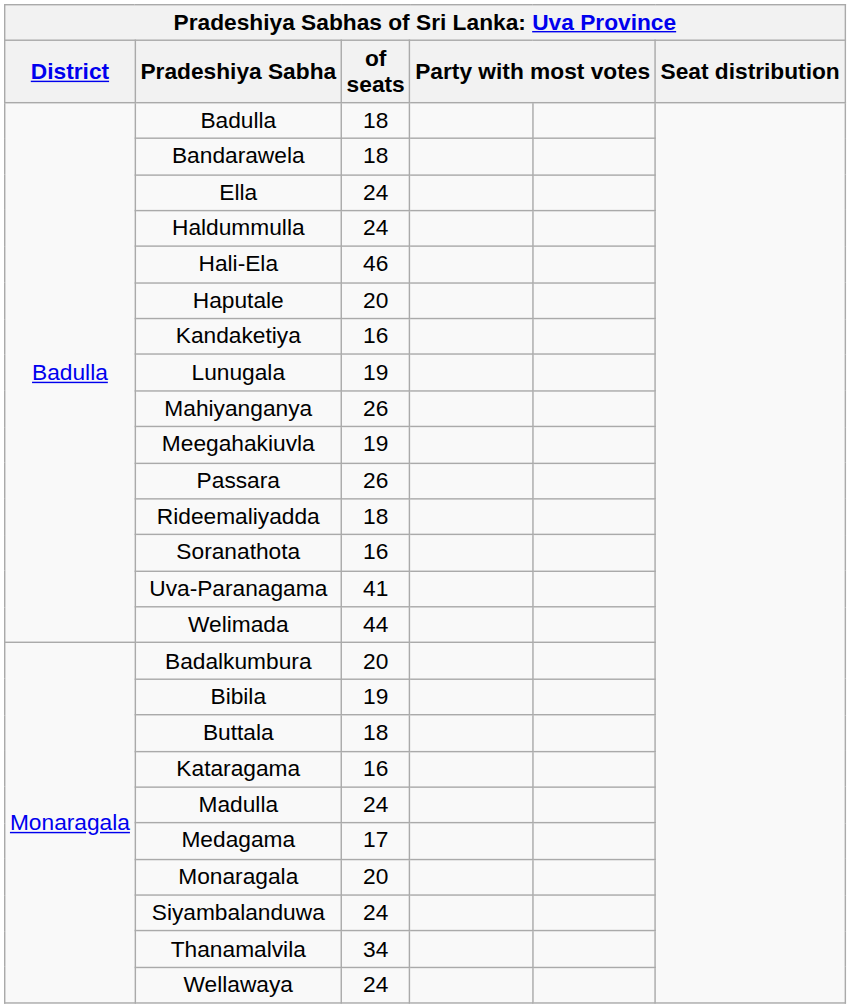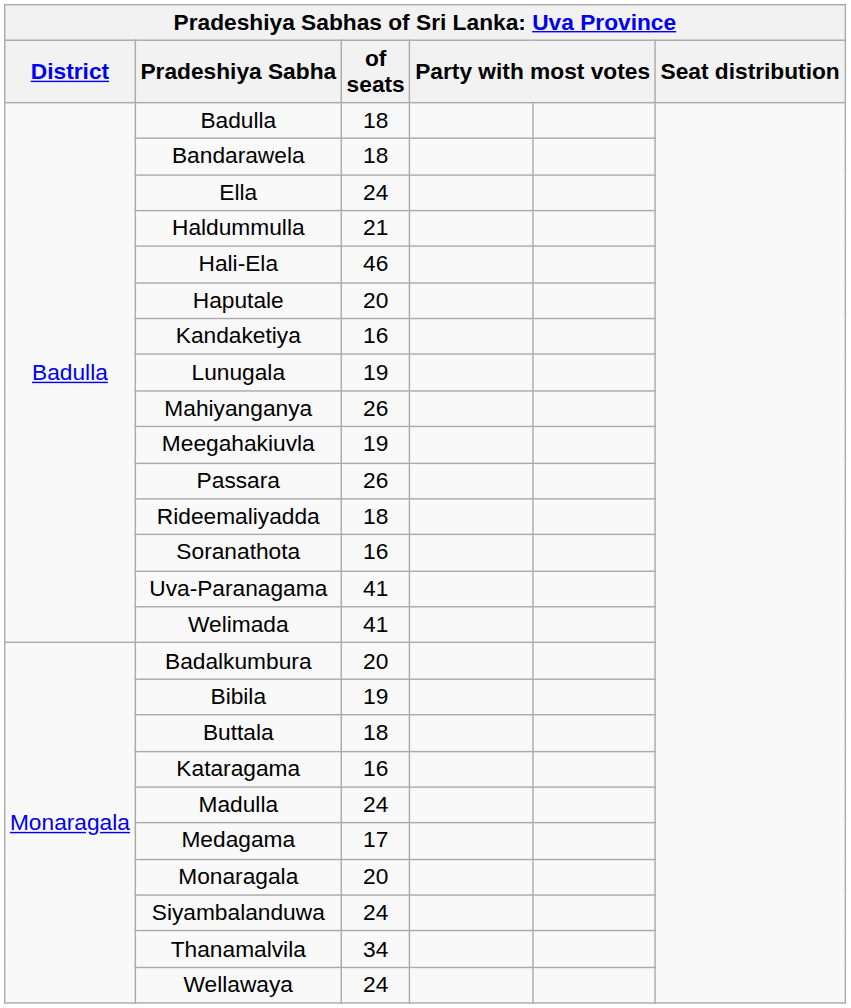(376, 228) 24 -> (376, 228) 21
(376, 624) 44 -> (376, 624) 41
